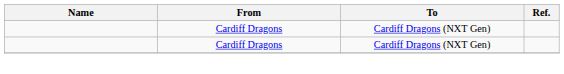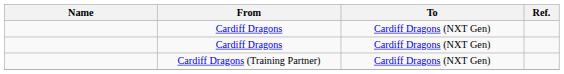+ row: (81, 61)
